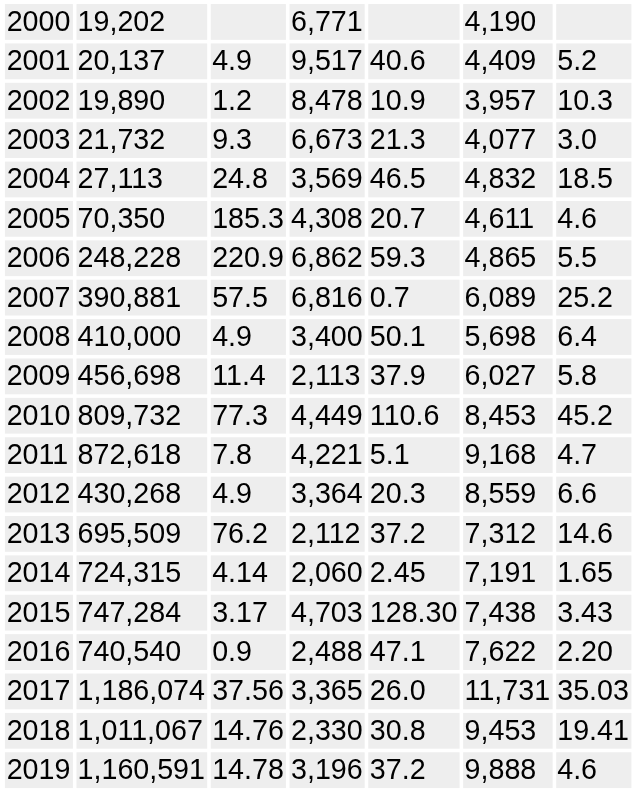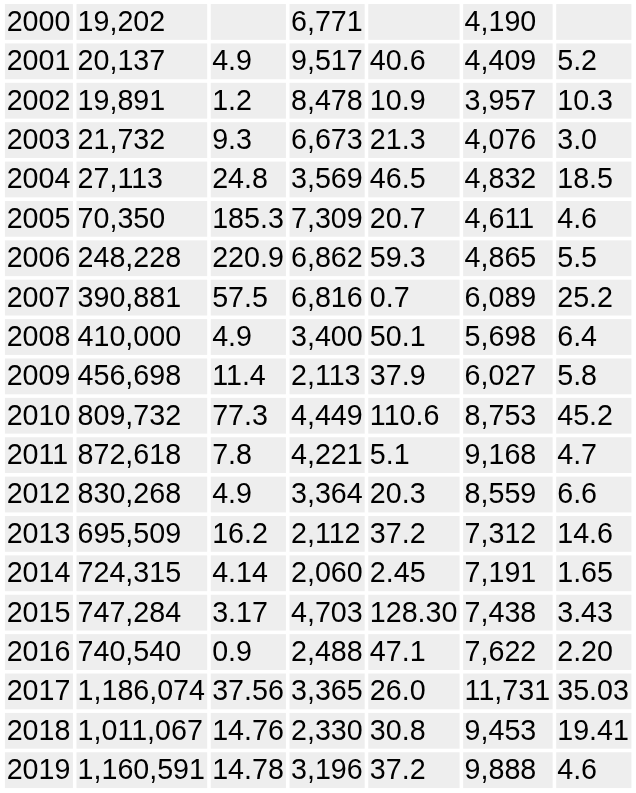(121, 100) 19,890 -> (121, 100) 19,891
(500, 139) 4,077 -> (500, 139) 4,076
(327, 218) 4,308 -> (327, 218) 7,309
(500, 415) 8,453 -> (500, 415) 8,753
(129, 494) 430,268 -> (129, 494) 830,268
(240, 533) 76.2 -> (240, 533) 16.2
